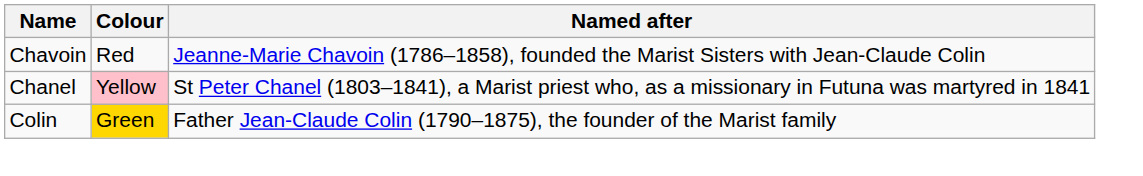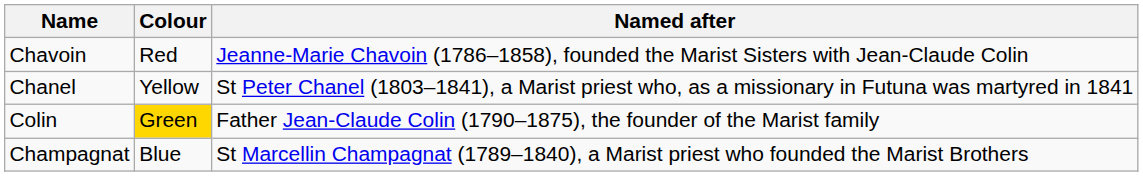(126, 87) pink background -> (169, 87) no background
+ row: (69, 154)
